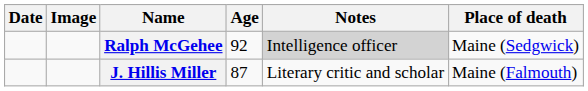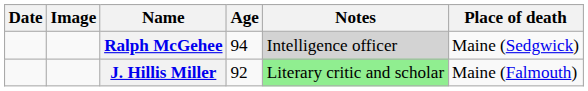(239, 45) 92 -> (239, 45) 94
(239, 72) 87 -> (239, 72) 92
(355, 72) no background -> (355, 72) lightgreen background
